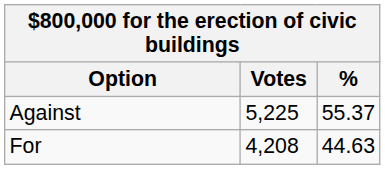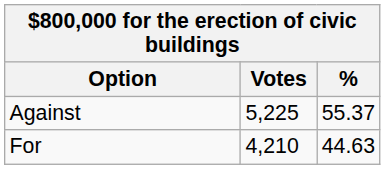(272, 146) 4,208 -> (272, 146) 4,210
